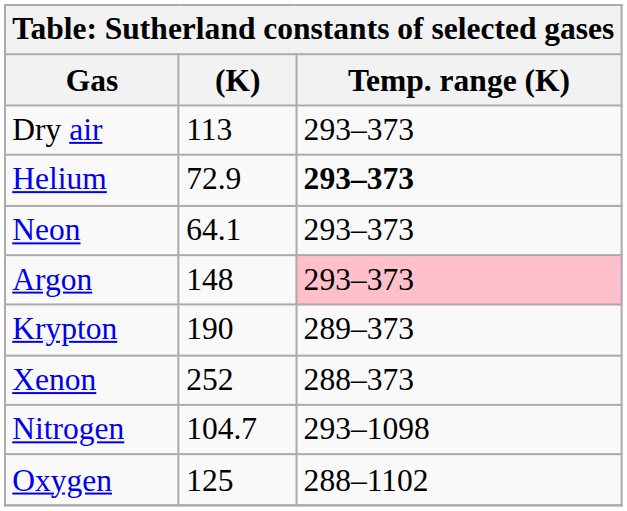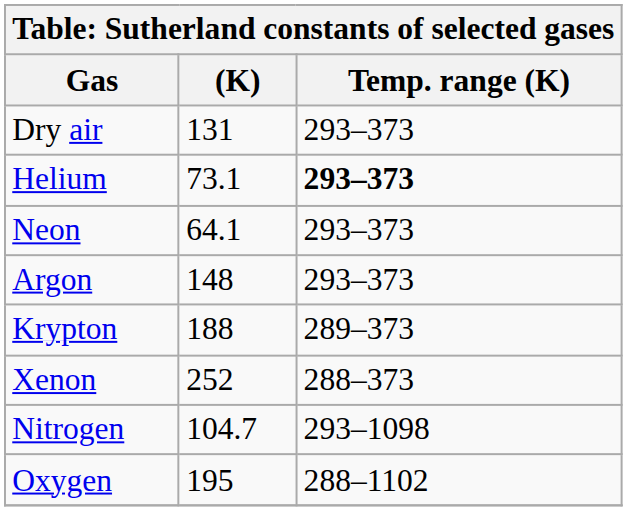(209, 129) 113 -> (210, 129) 131
(214, 179) 72.9 -> (214, 179) 73.1
(359, 279) pink background -> (359, 279) no background
(210, 329) 190 -> (210, 329) 188
(210, 479) 125 -> (210, 479) 195
